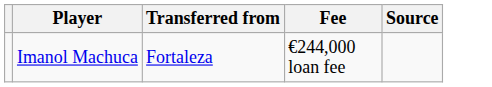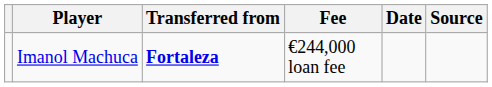+ column: (404, 18)
(179, 57) normal -> (182, 57) bold
